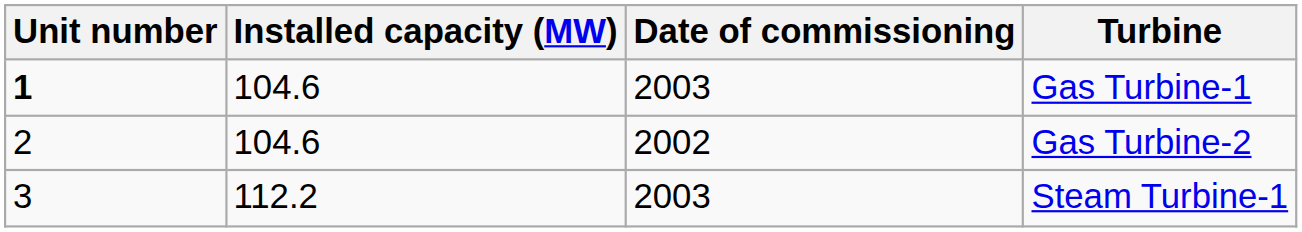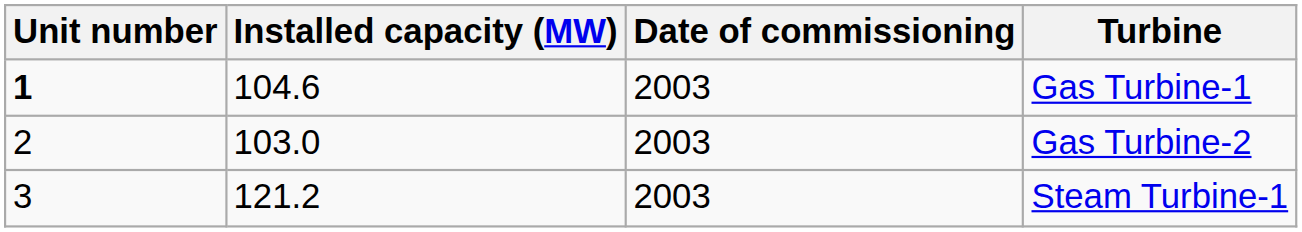(277, 142) 104.6 -> (277, 142) 103.0
(672, 142) 2002 -> (672, 142) 2003
(276, 197) 112.2 -> (277, 197) 121.2
